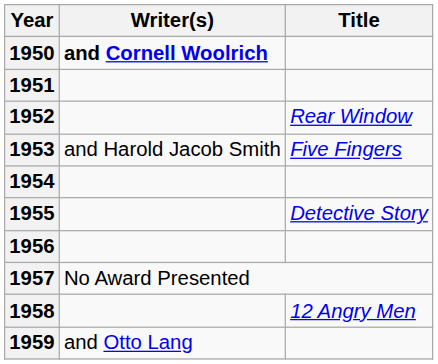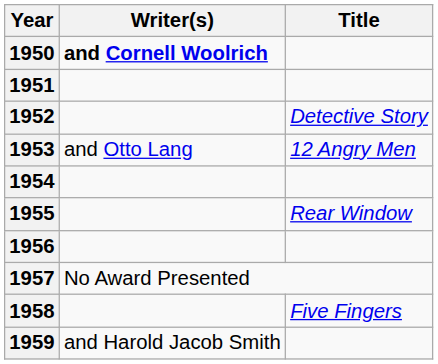(351, 117) Rear Window -> (359, 117) Detective Story
(172, 149) and Harold Jacob Smith -> (128, 149) and Otto Lang
(346, 149) Five Fingers -> (353, 149) 12 Angry Men
(359, 213) Detective Story -> (351, 213) Rear Window
(353, 310) 12 Angry Men -> (346, 310) Five Fingers
(128, 342) and Otto Lang -> (172, 342) and Harold Jacob Smith
